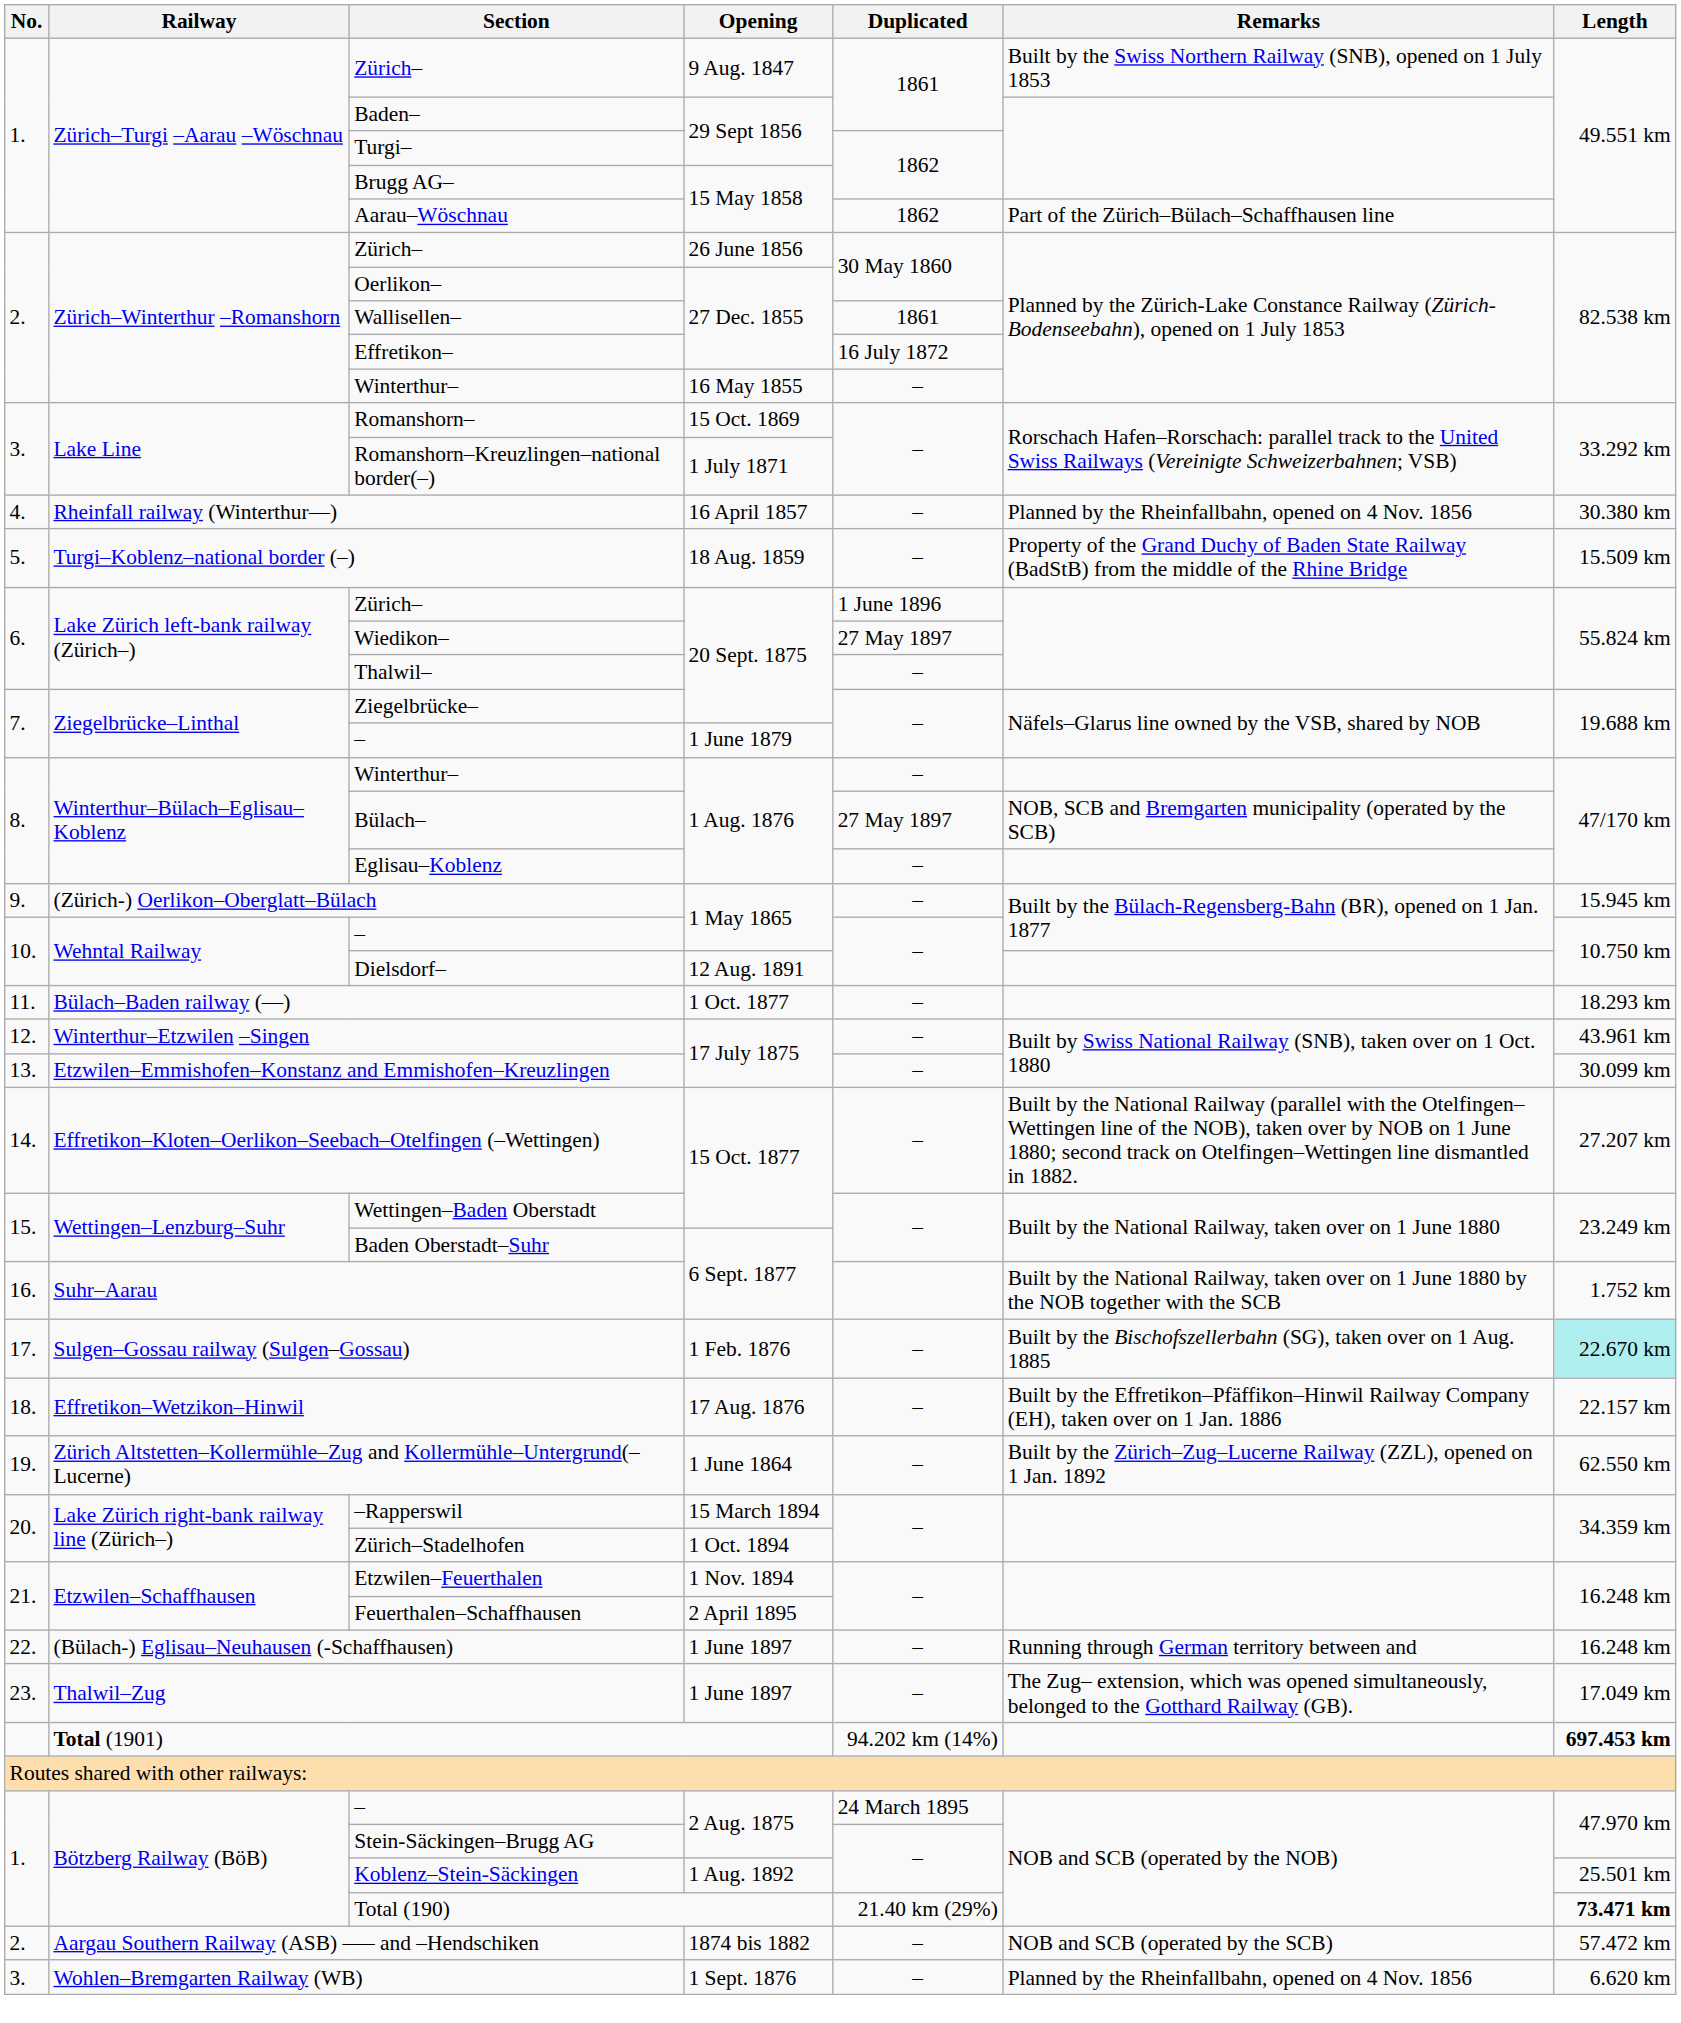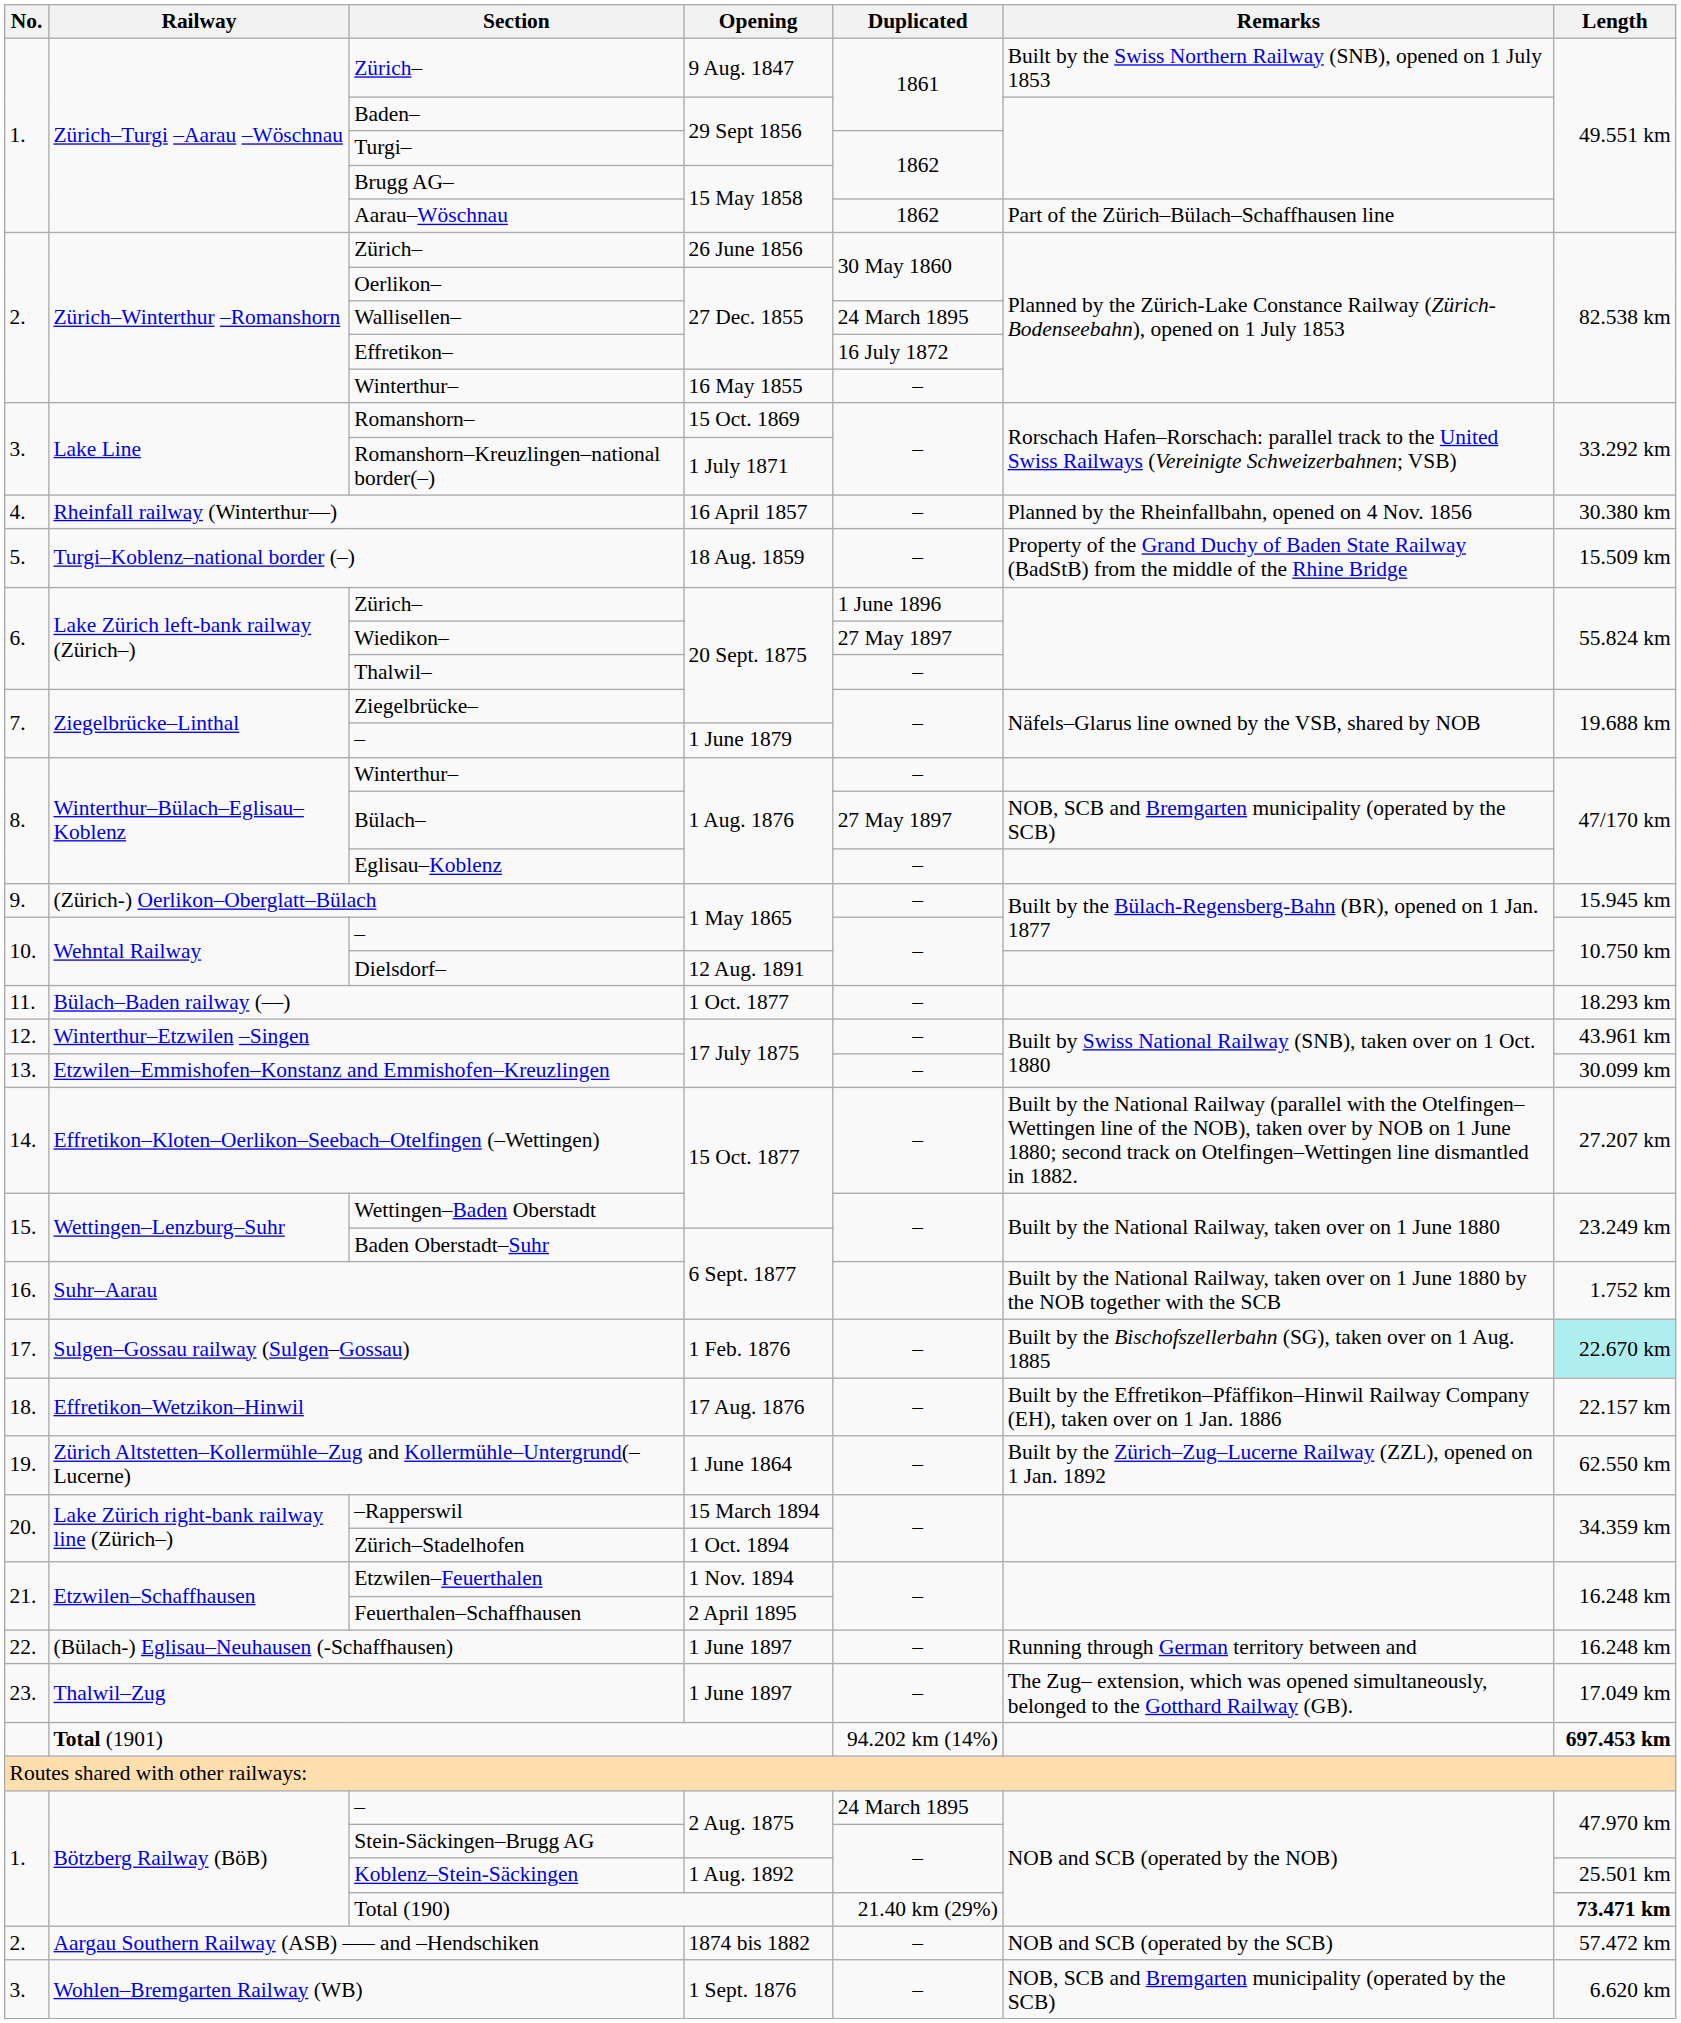(918, 317) 1861 -> (903, 317) 24 March 1895
(1240, 1977) Planned by the Rheinfallbahn, opened on 4 Nov. 1856 -> (1257, 1989) NOB, SCB and Bremgarten municipality (operated by the SCB)
